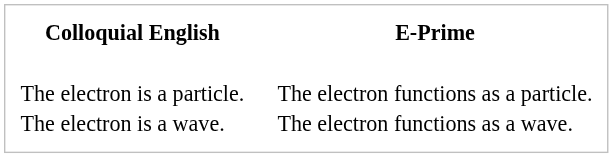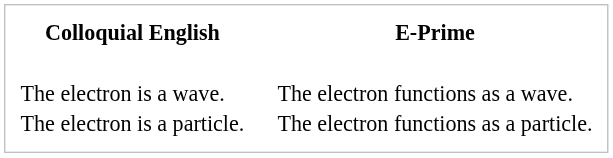rows swapped: (132, 93) <-> (123, 123)
